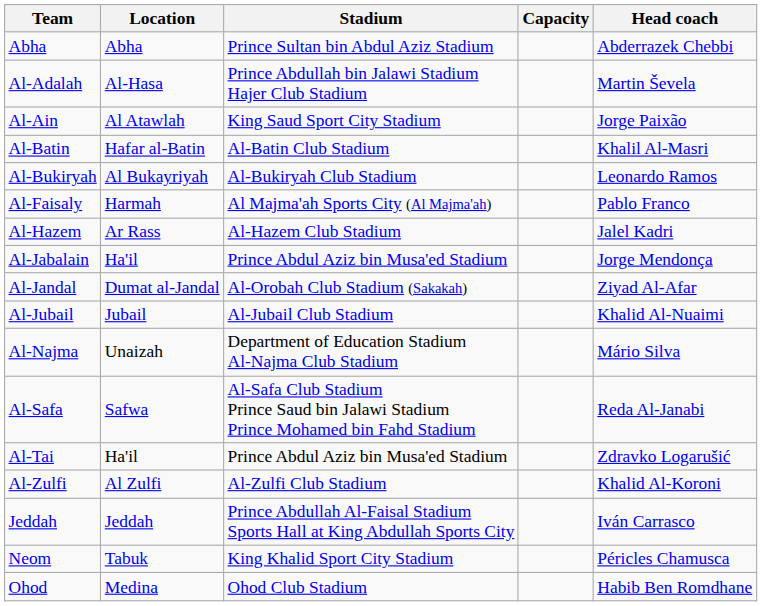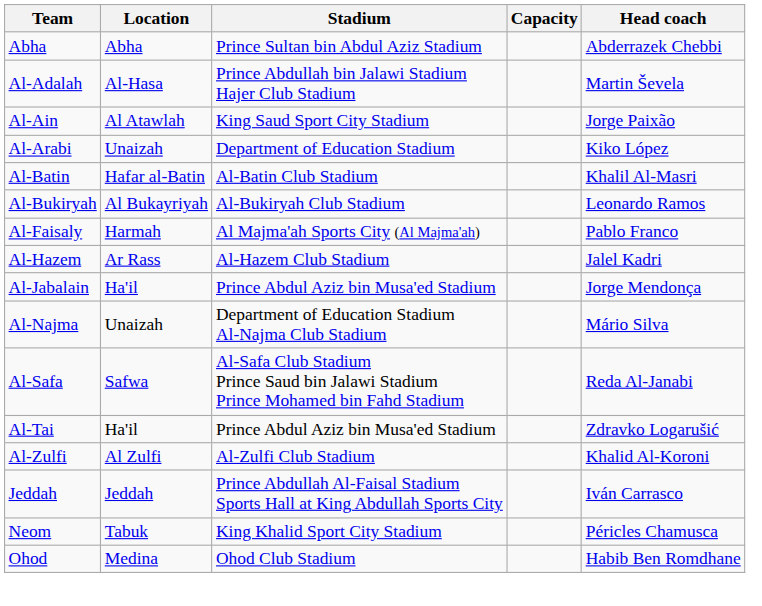+ row: (40, 148)
- row: (42, 286)
- row: (41, 314)
